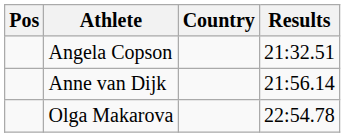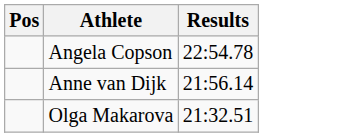- column: (219, 20)
(299, 52) 21:32.51 -> (218, 52) 22:54.78
(299, 115) 22:54.78 -> (218, 115) 21:32.51
